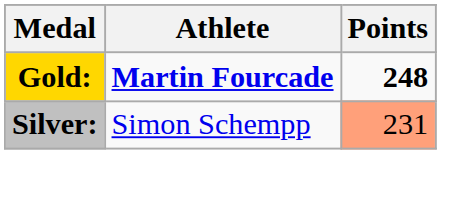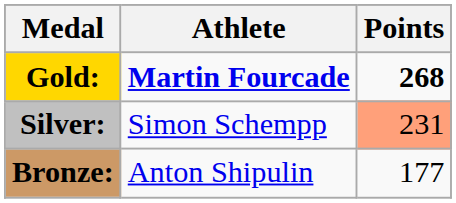(405, 76) 248 -> (422, 76) 268
+ row: (63, 172)
